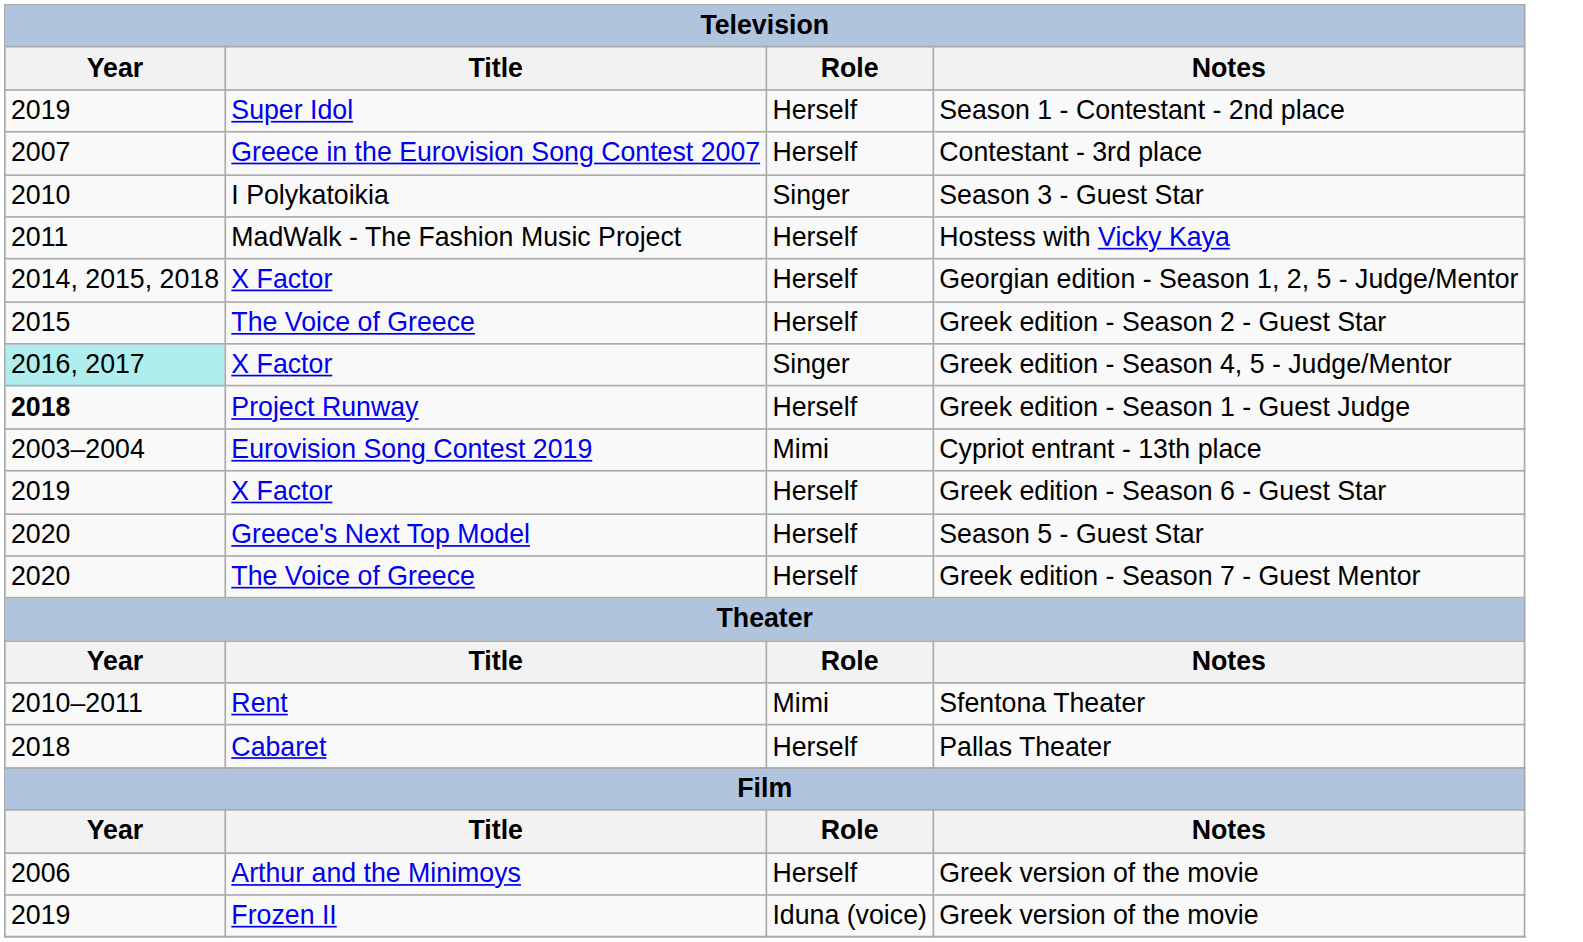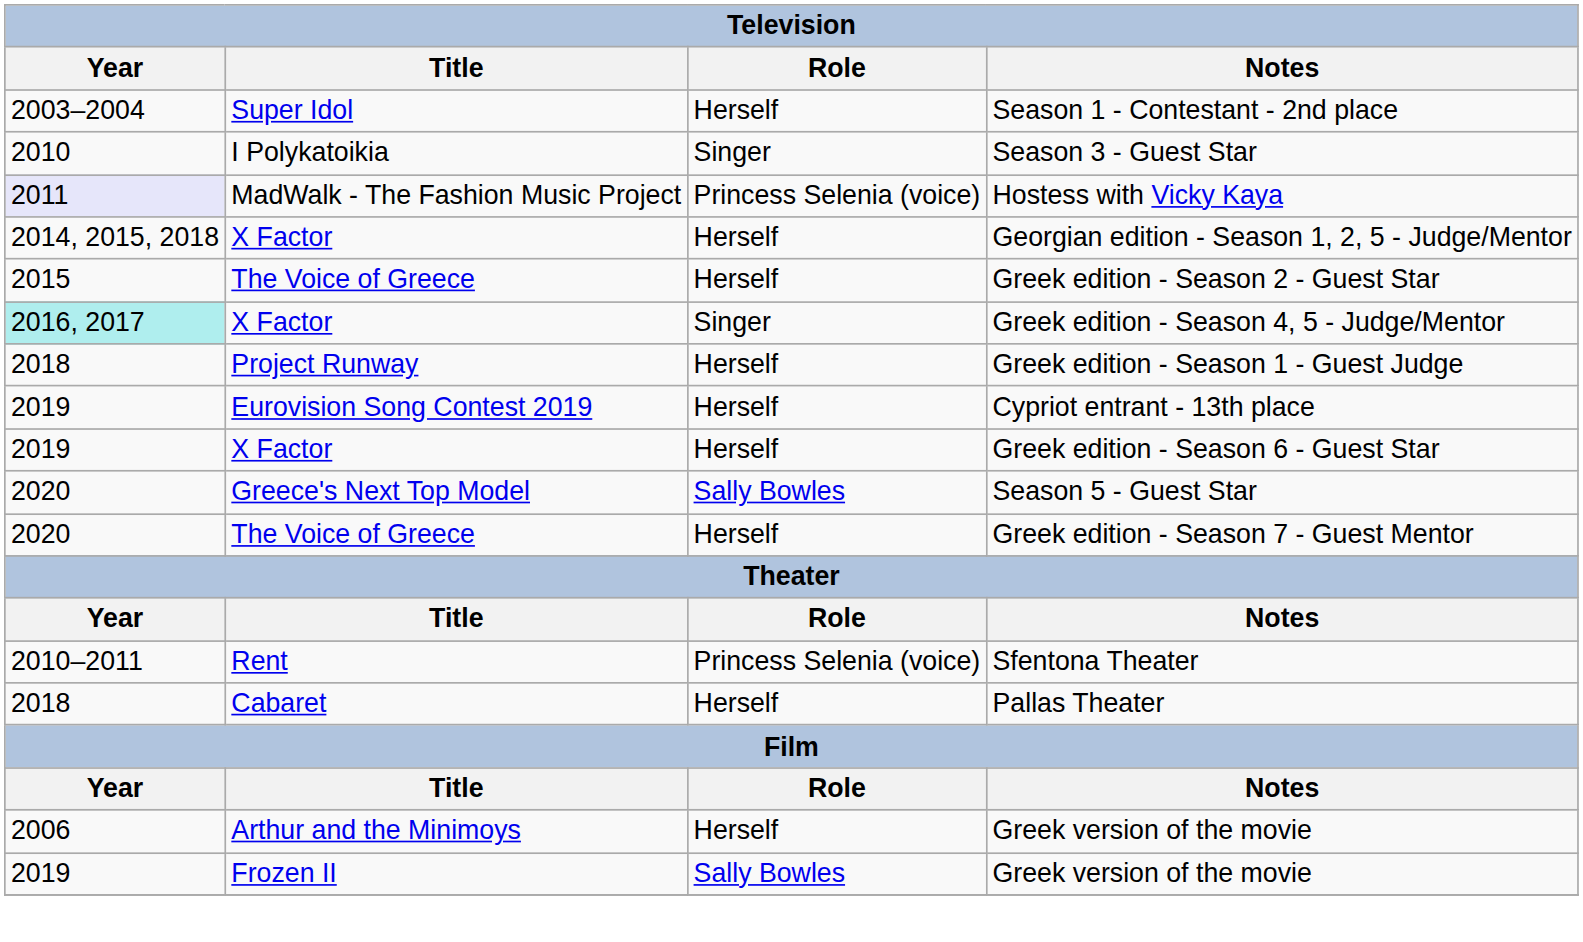(41, 110) 2019 -> (78, 110) 2003–2004
- row: (496, 152)
(40, 237) no background -> (40, 195) lavender background
(815, 237) Herself -> (837, 195) Princess Selenia (voice)
(41, 407) bold -> (41, 364) normal
(78, 449) 2003–2004 -> (41, 407) 2019
(801, 449) Mimi -> (736, 407) Herself
(815, 534) Herself -> (769, 491) Sally Bowles
(801, 703) Mimi -> (837, 661) Princess Selenia (voice)
(850, 915) Iduna (voice) -> (769, 873) Sally Bowles
